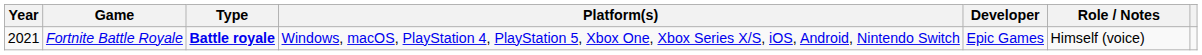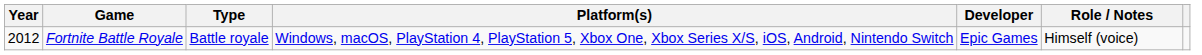(24, 38) 2021 -> (24, 38) 2012
(232, 38) bold -> (229, 38) normal
